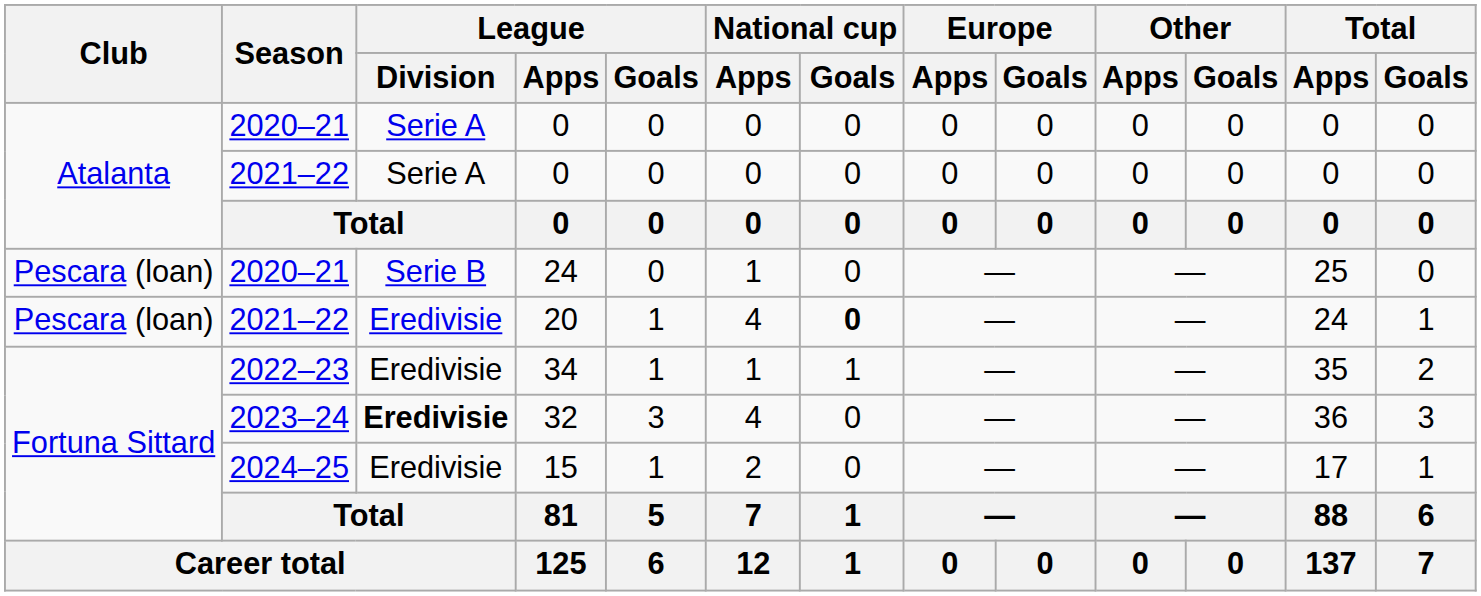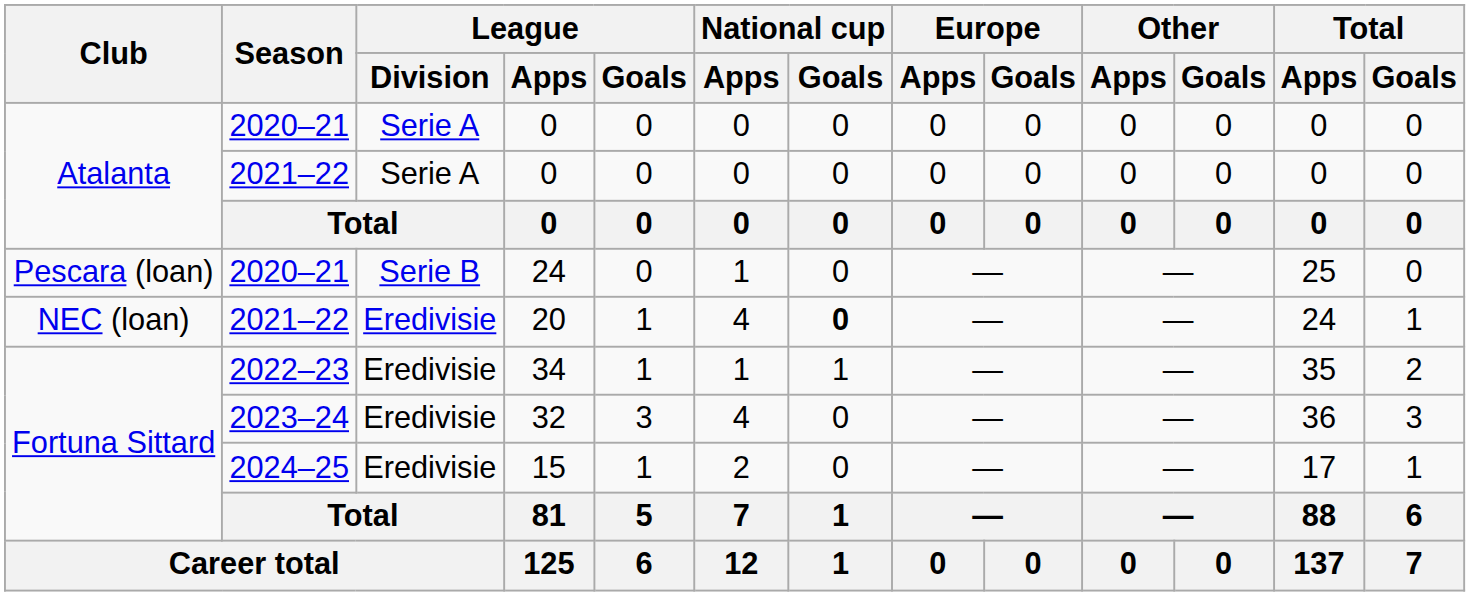(114, 321) Pescara (loan) -> (114, 321) NEC (loan)
(436, 418) bold -> (430, 418) normal
